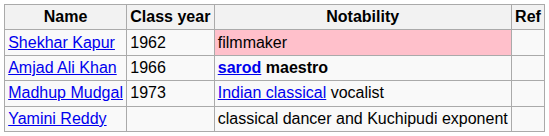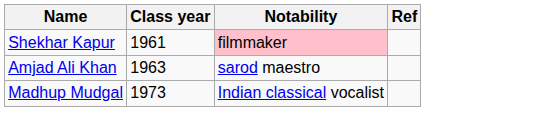(148, 42) 1962 -> (148, 42) 1961
(148, 67) 1966 -> (148, 67) 1963
(273, 67) bold -> (269, 67) normal
- row: (57, 118)
